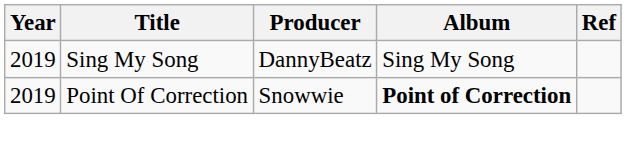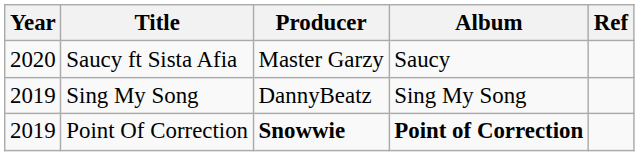+ row: (152, 58)
(301, 95) normal -> (302, 131) bold
